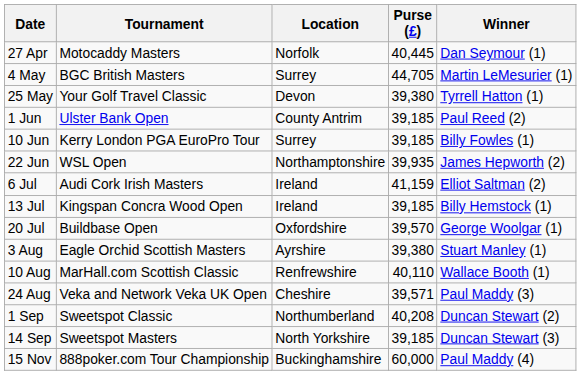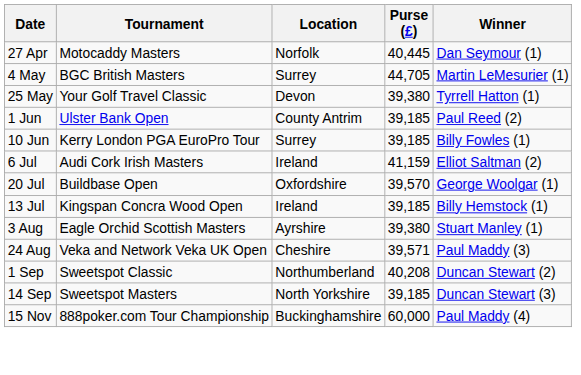- row: (28, 162)
rows swapped: (26, 206) <-> (26, 228)
- row: (29, 272)
